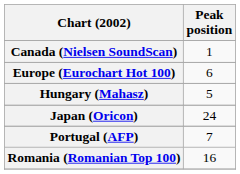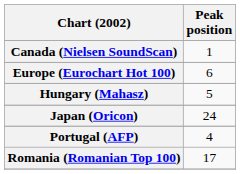(209, 136) 7 -> (209, 136) 4
(209, 158) 16 -> (209, 158) 17
